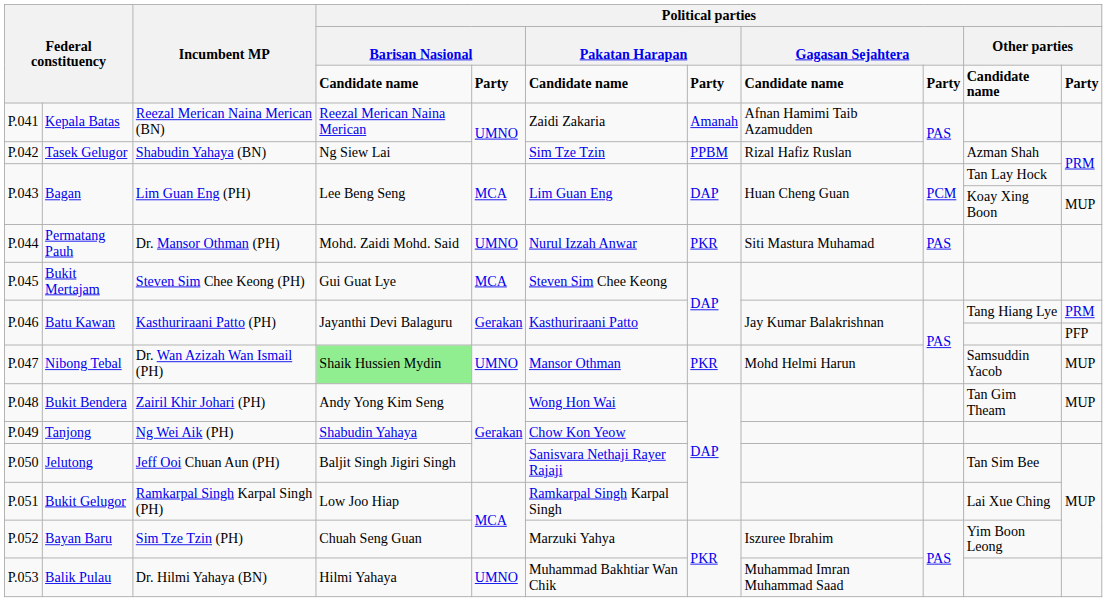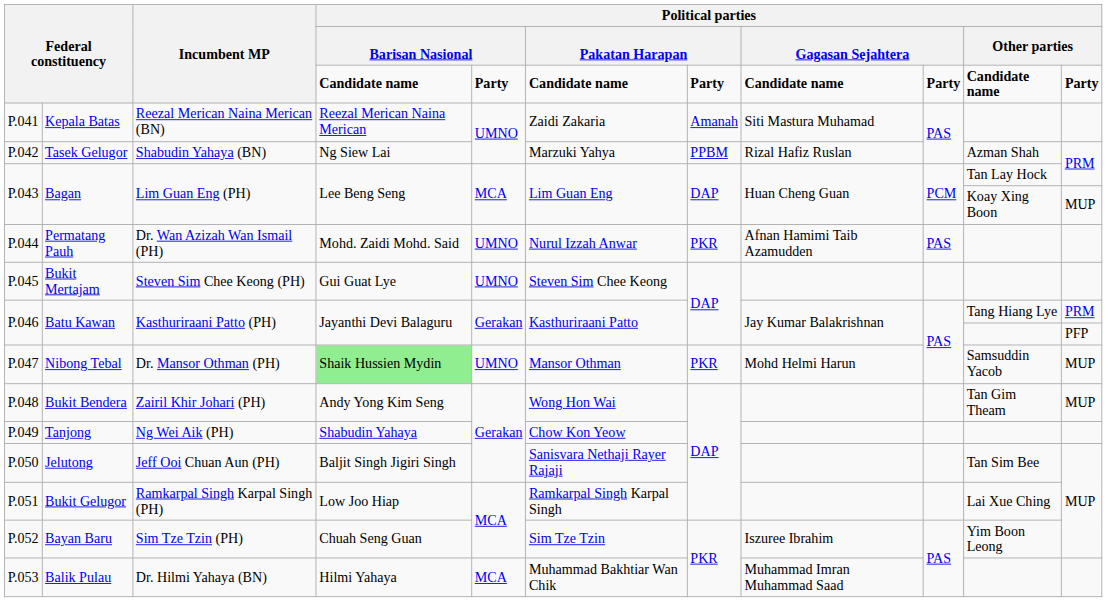(801, 122) Afnan Hamimi Taib Azamudden -> (809, 122) Siti Mastura Muhamad
(567, 152) Sim Tze Tzin -> (572, 152) Marzuki Yahya
(208, 243) Dr. Mansor Othman (PH) -> (214, 243) Dr. Wan Azizah Wan Ismail (PH)
(809, 243) Siti Mastura Muhamad -> (801, 243) Afnan Hamimi Taib Azamudden
(491, 281) MCA -> (496, 281) UMNO
(214, 364) Dr. Wan Azizah Wan Ismail (PH) -> (208, 364) Dr. Mansor Othman (PH)
(572, 539) Marzuki Yahya -> (567, 539) Sim Tze Tzin
(496, 577) UMNO -> (491, 577) MCA
